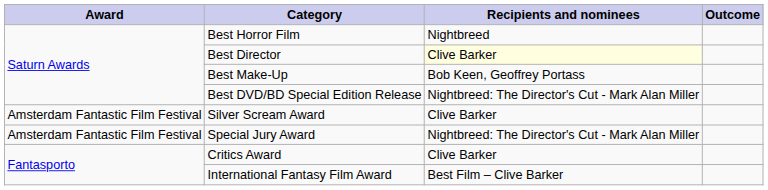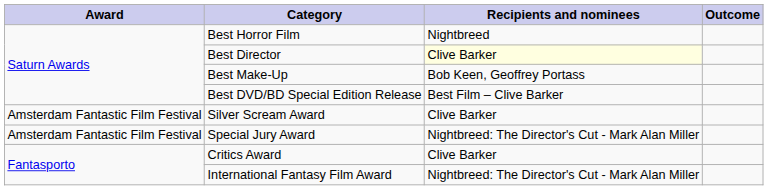(563, 95) Nightbreed: The Director's Cut - Mark Alan Miller -> (495, 95) Best Film – Clive Barker
(495, 175) Best Film – Clive Barker -> (563, 175) Nightbreed: The Director's Cut - Mark Alan Miller
